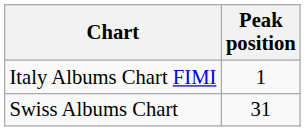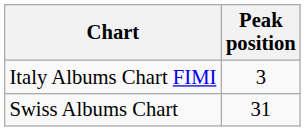(261, 76) 1 -> (261, 76) 3
